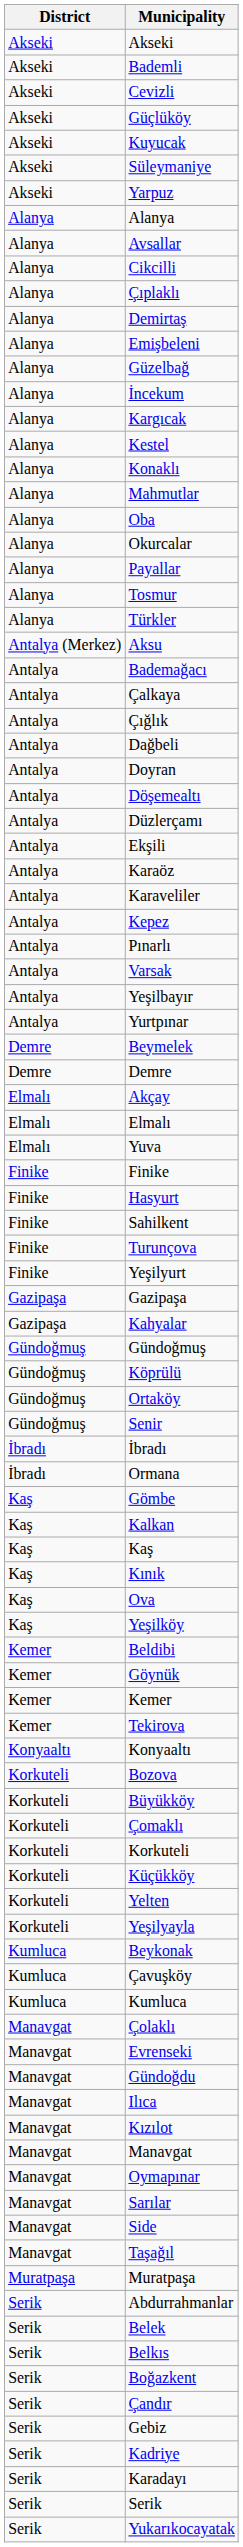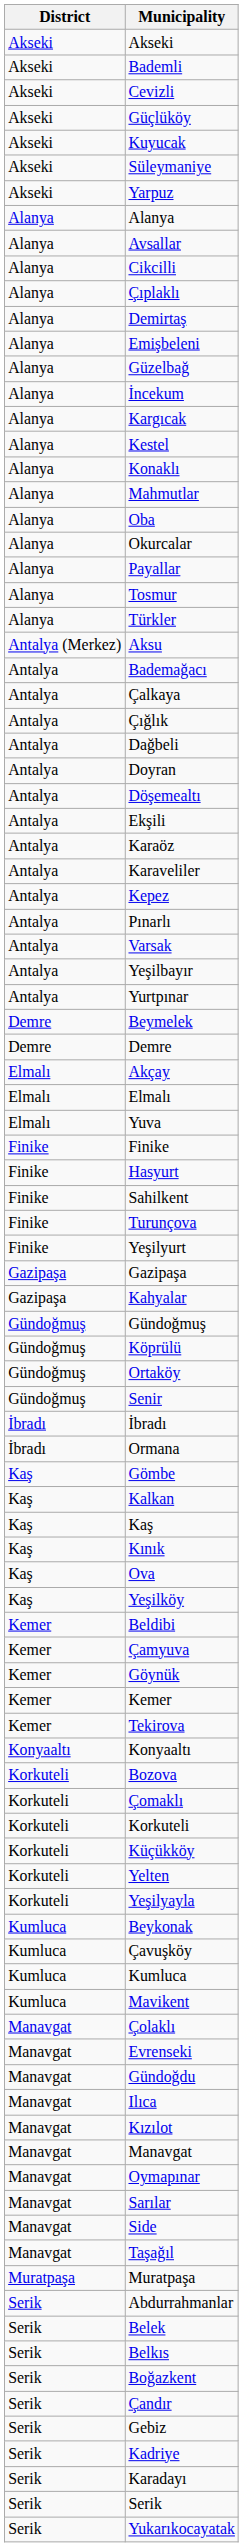- row: (165, 820)
+ row: (159, 1649)
- row: (161, 1800)
+ row: (159, 2001)
